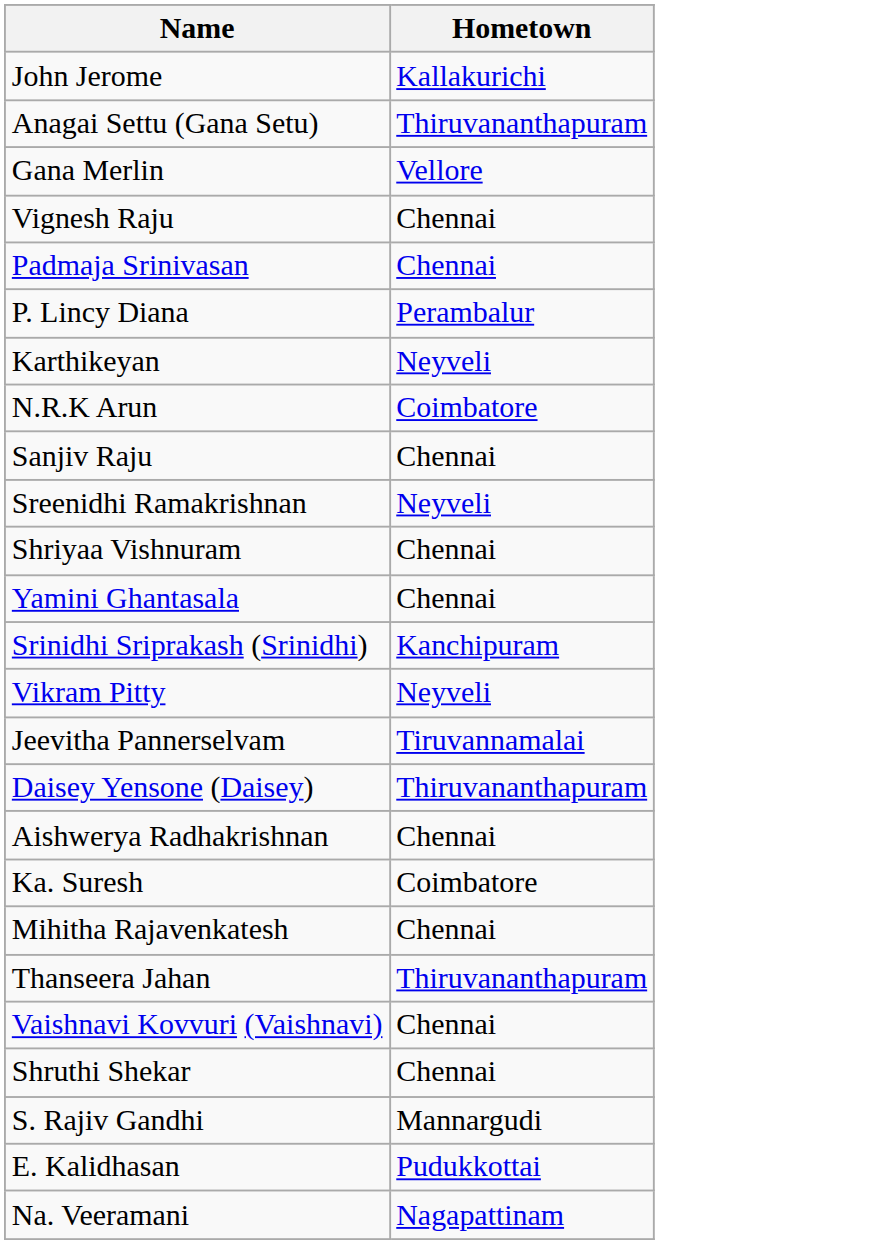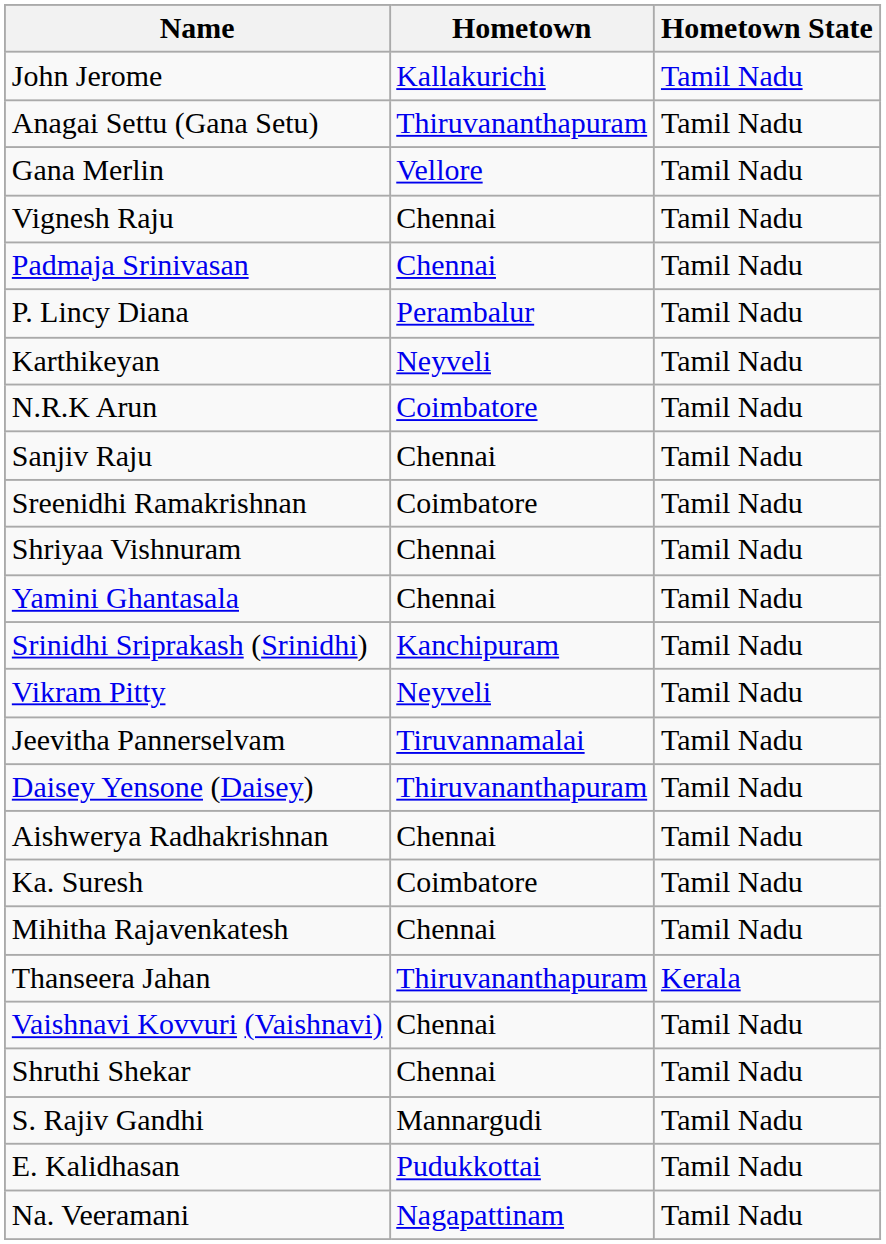+ column: (767, 28)
(444, 502) Neyveli -> (467, 502) Coimbatore
